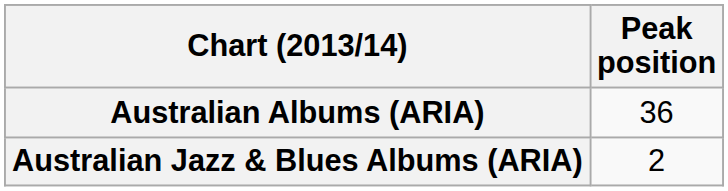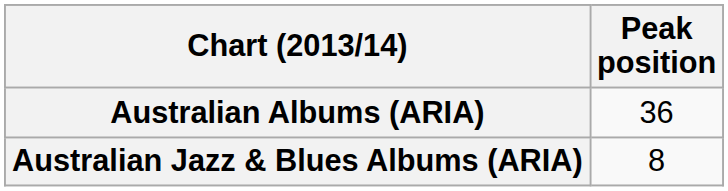(657, 160) 2 -> (657, 160) 8
